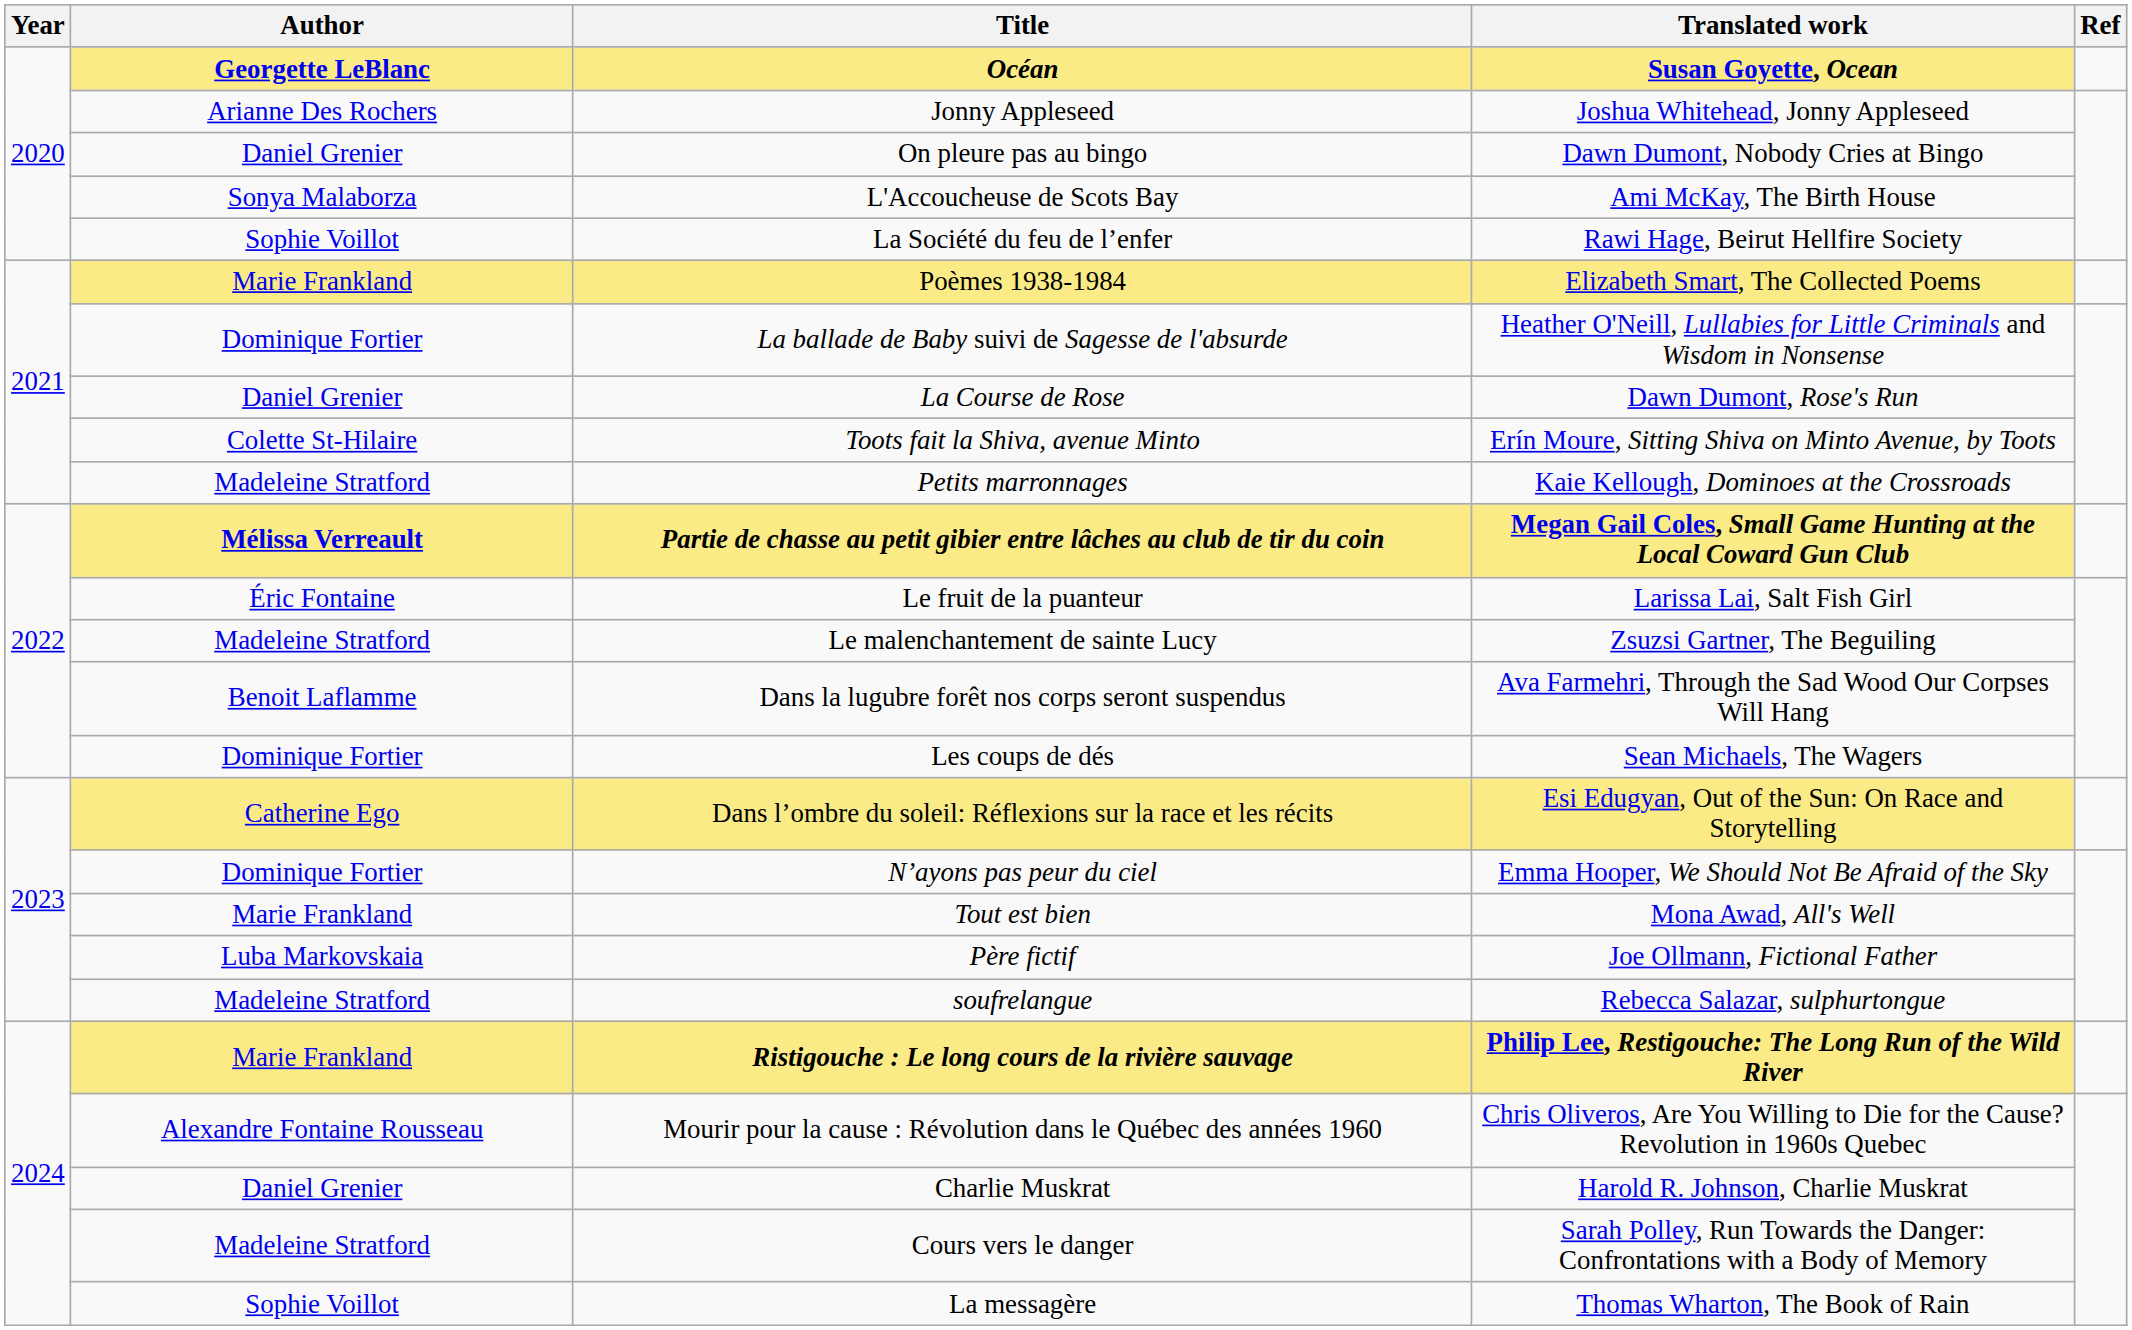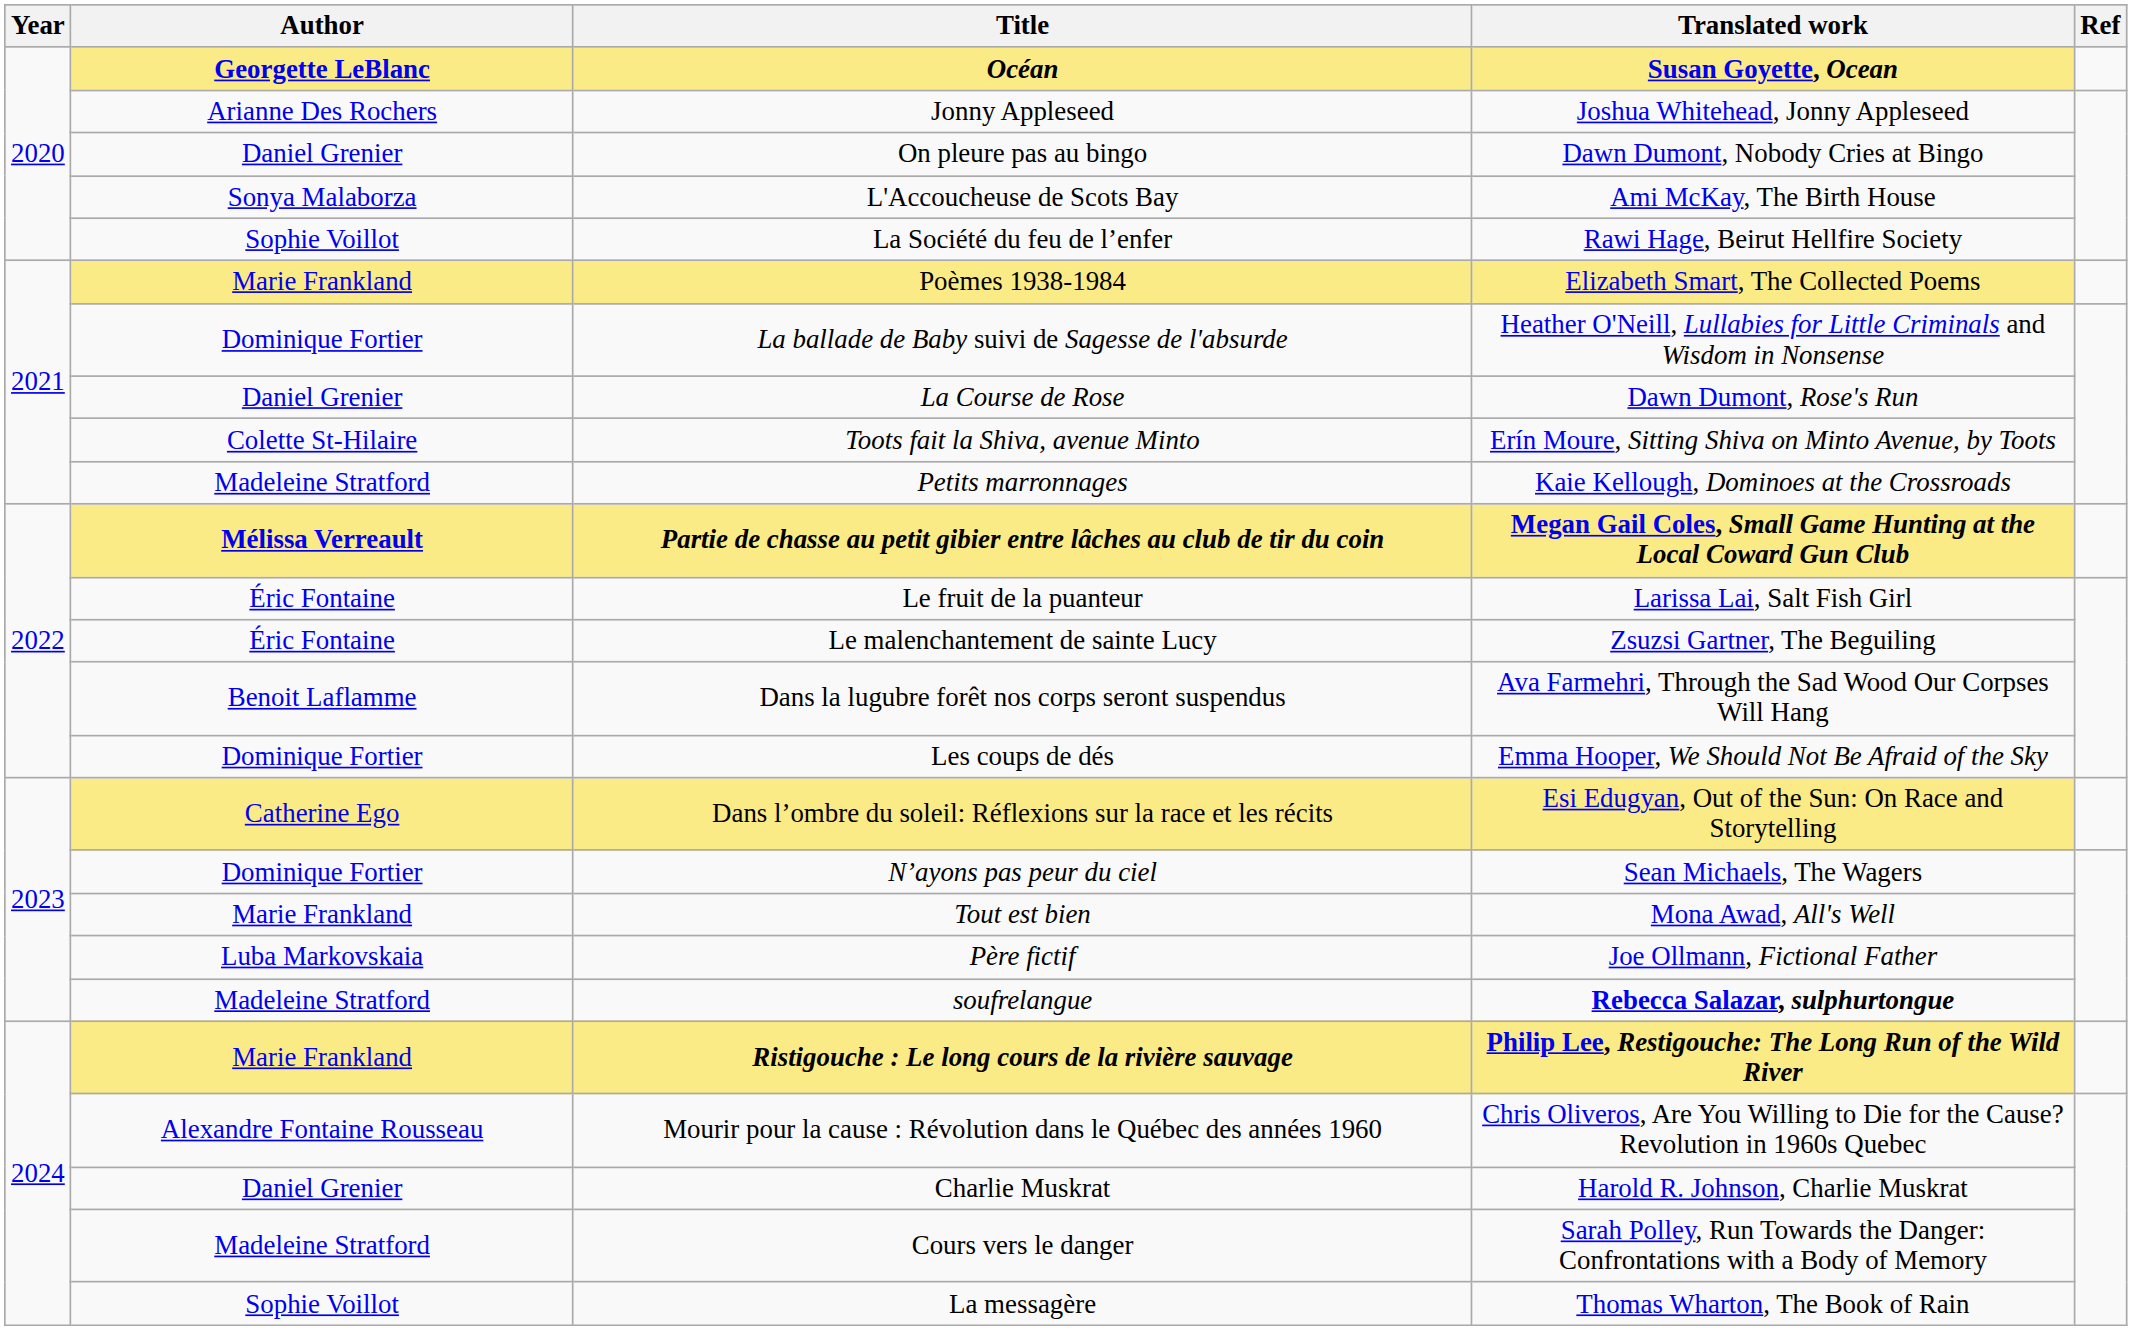(322, 640) Madeleine Stratford -> (322, 640) Éric Fontaine
(1773, 755) Sean Michaels, The Wagers -> (1773, 755) Emma Hooper, We Should Not Be Afraid of the Sky
(1773, 871) Emma Hooper, We Should Not Be Afraid of the Sky -> (1773, 871) Sean Michaels, The Wagers
(1773, 999) normal -> (1773, 999) bold
